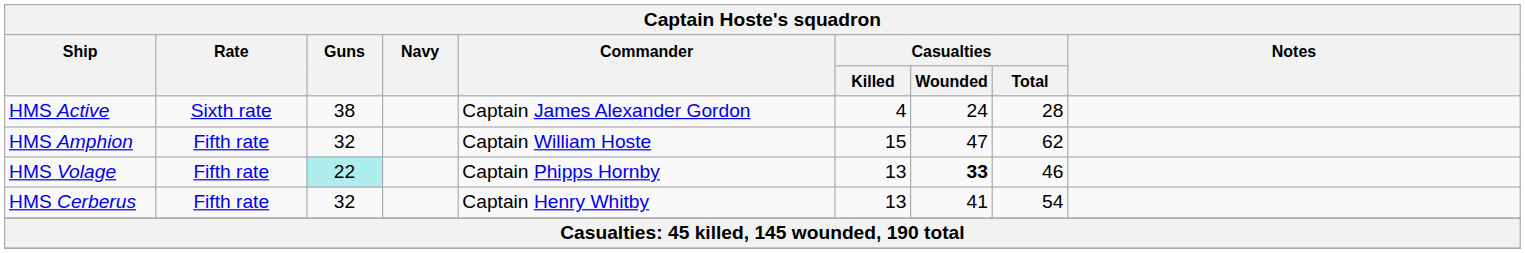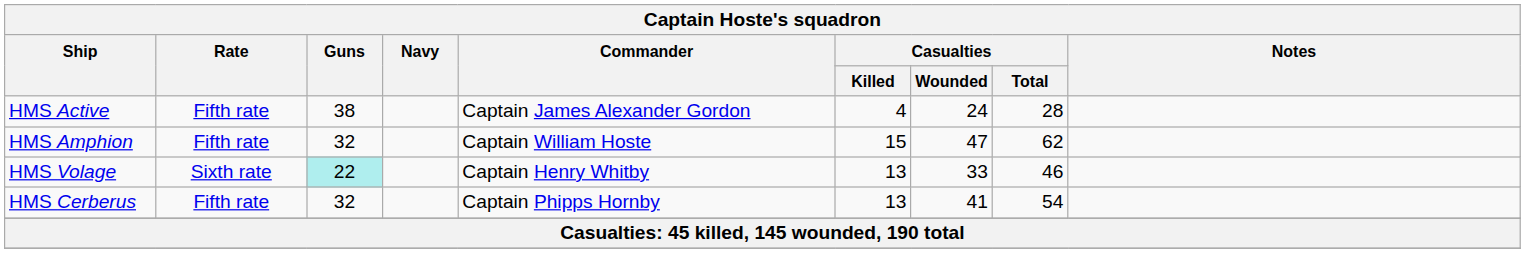(231, 111) Sixth rate -> (231, 111) Fifth rate
(231, 171) Fifth rate -> (231, 171) Sixth rate
(561, 171) Captain Phipps Hornby -> (556, 171) Captain Henry Whitby
(977, 171) bold -> (977, 171) normal
(556, 202) Captain Henry Whitby -> (561, 202) Captain Phipps Hornby
